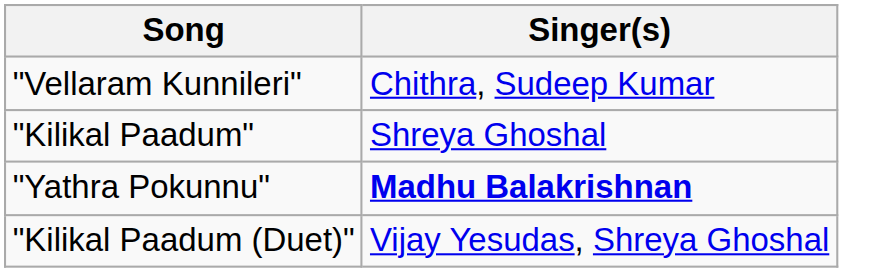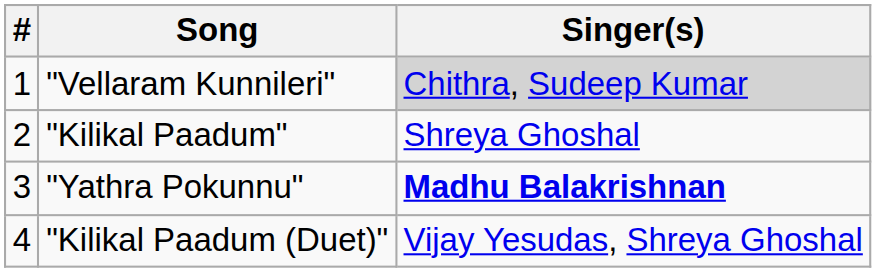+ column: (22, 30)
(542, 82) no background -> (576, 82) lightgrey background
